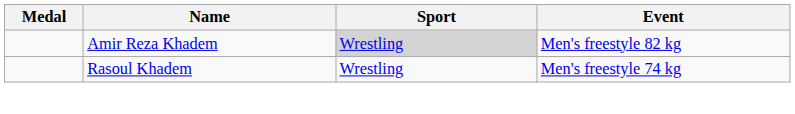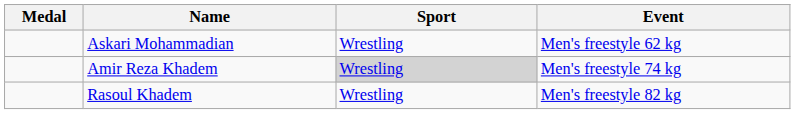+ row: (160, 43)
(611, 43) Men's freestyle 82 kg -> (611, 69) Men's freestyle 74 kg
(611, 69) Men's freestyle 74 kg -> (611, 95) Men's freestyle 82 kg
